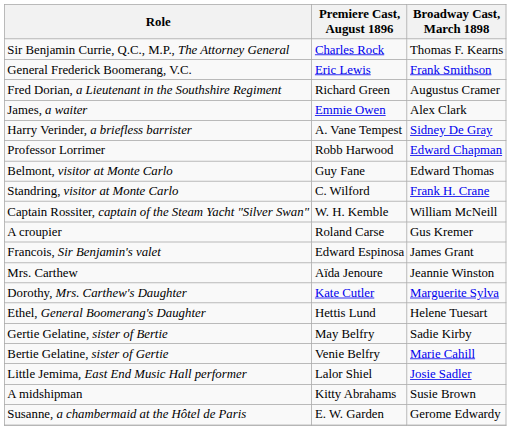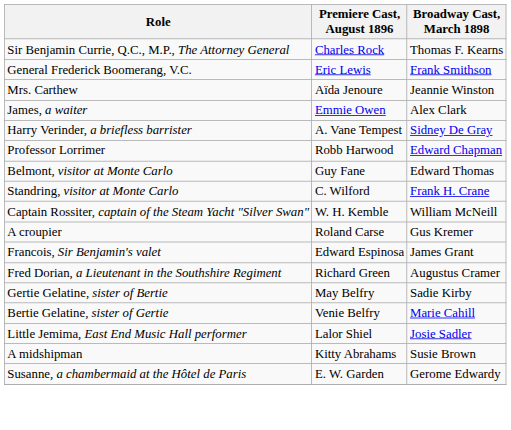rows swapped: (144, 89) <-> (43, 272)
- row: (97, 292)
- row: (106, 313)
